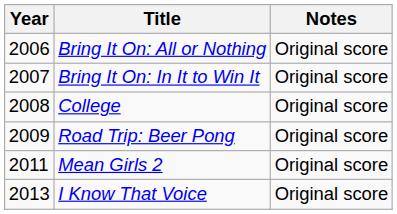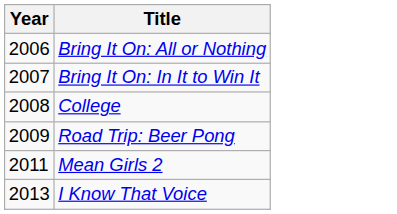- column: (331, 19)
